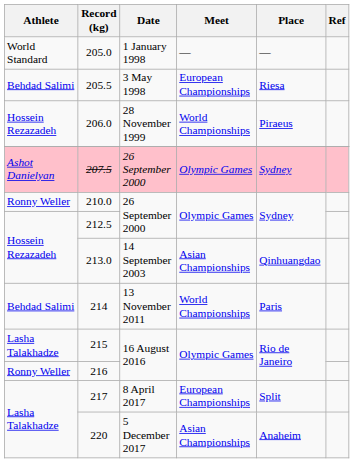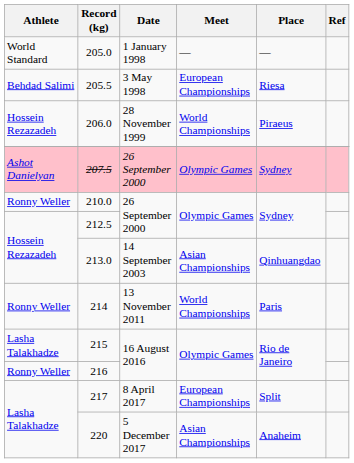(41, 306) Behdad Salimi -> (39, 306) Ronny Weller
